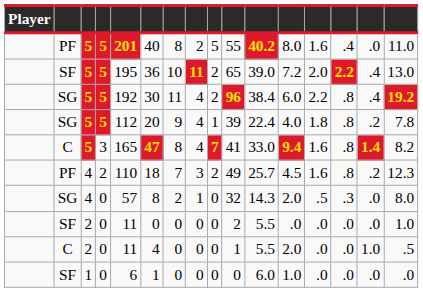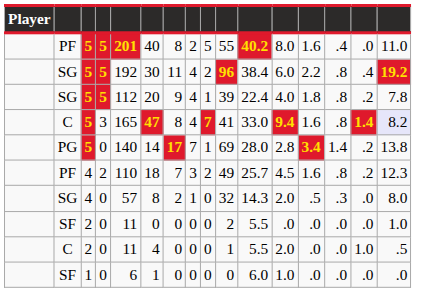- row: (68, 72)
(405, 147) no background -> (398, 122) lavender background
+ row: (68, 147)
